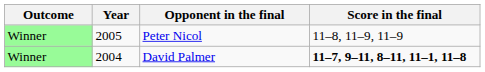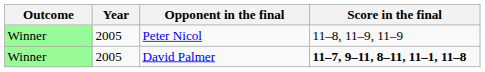(109, 56) 2004 -> (109, 56) 2005
